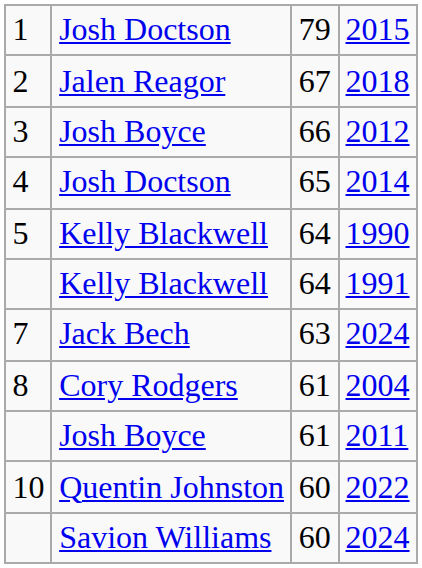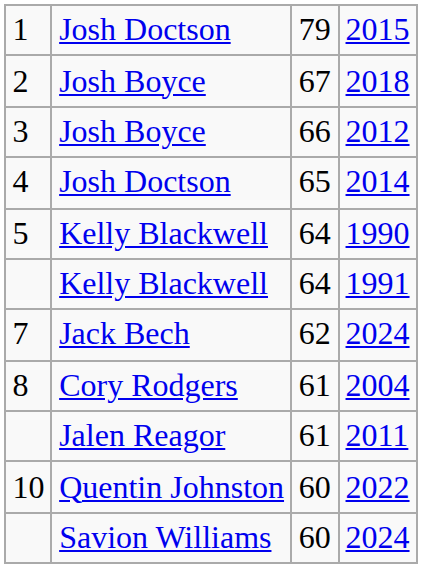(142, 80) Jalen Reagor -> (132, 80) Josh Boyce
(315, 334) 63 -> (315, 334) 62
(132, 435) Josh Boyce -> (142, 435) Jalen Reagor
